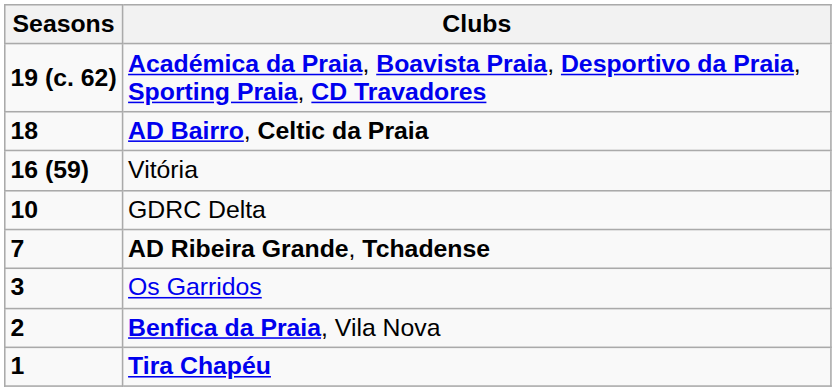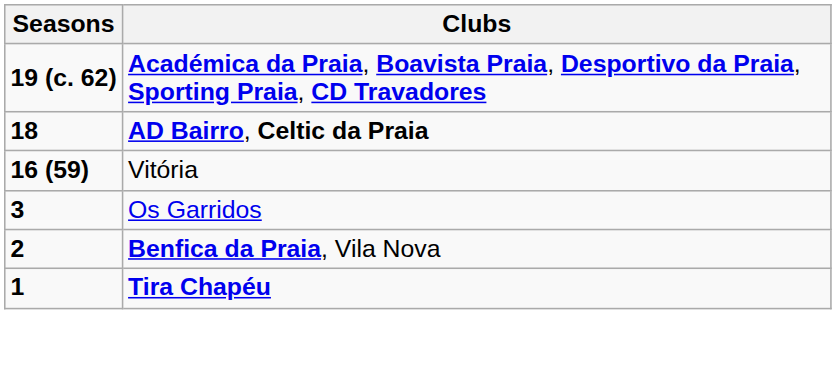- row: (197, 209)
- row: (309, 248)
